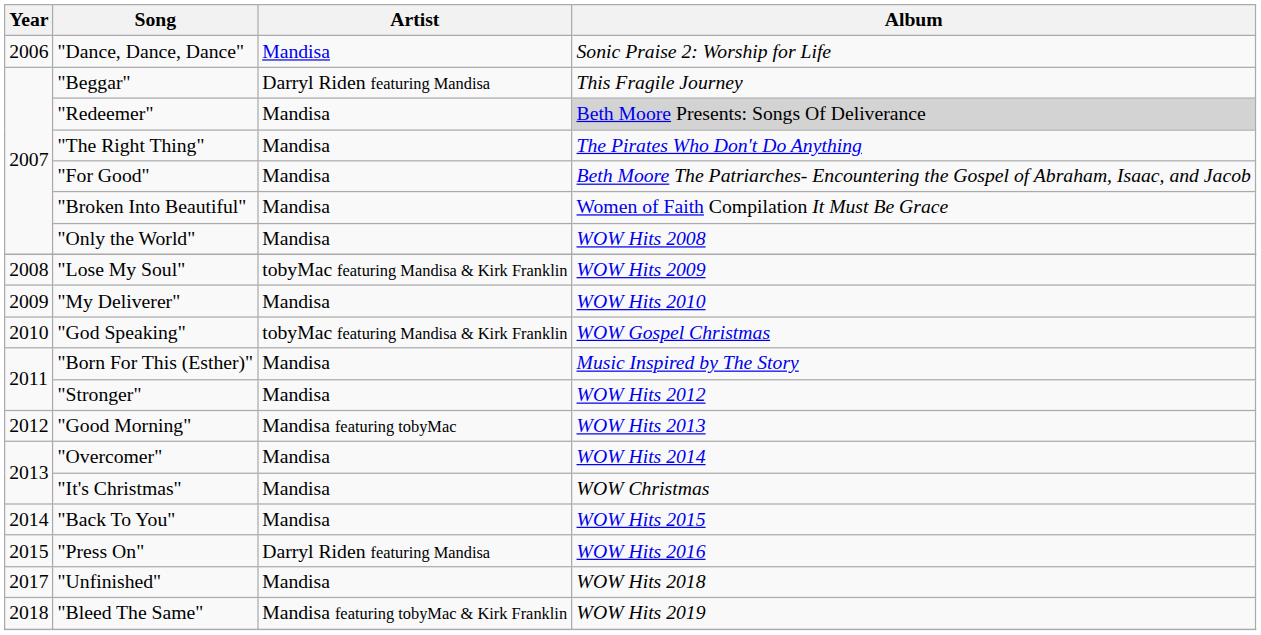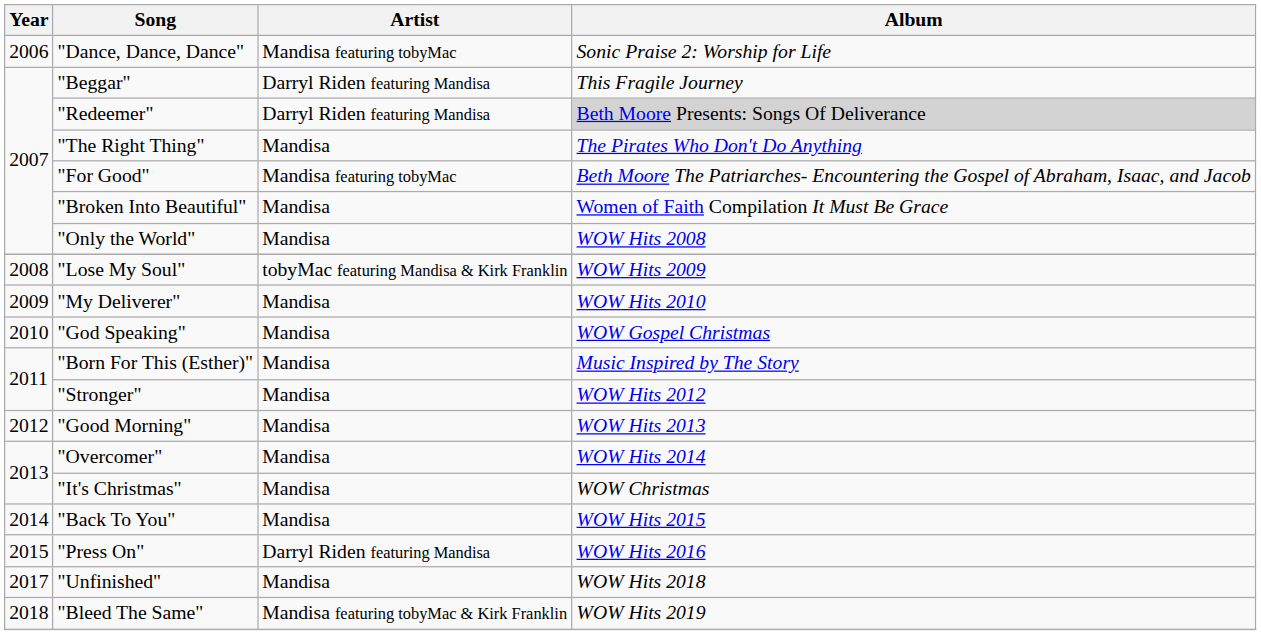(296, 51) Mandisa -> (359, 51) Mandisa featuring tobyMac
(296, 113) Mandisa -> (376, 113) Darryl Riden featuring Mandisa
(296, 176) Mandisa -> (359, 176) Mandisa featuring tobyMac
(415, 332) tobyMac featuring Mandisa & Kirk Franklin -> (296, 332) Mandisa
(359, 425) Mandisa featuring tobyMac -> (296, 425) Mandisa
